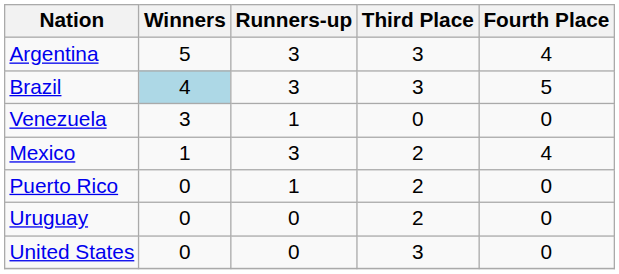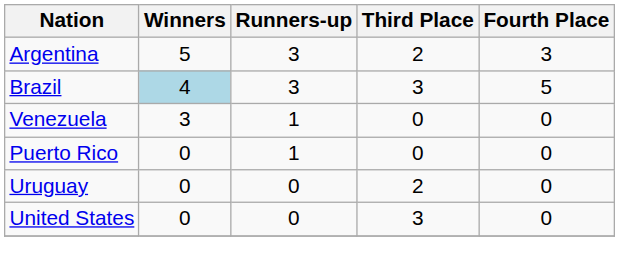(418, 53) 3 -> (418, 53) 2
(546, 53) 4 -> (546, 53) 3
- row: (42, 152)
(418, 185) 2 -> (418, 152) 0
